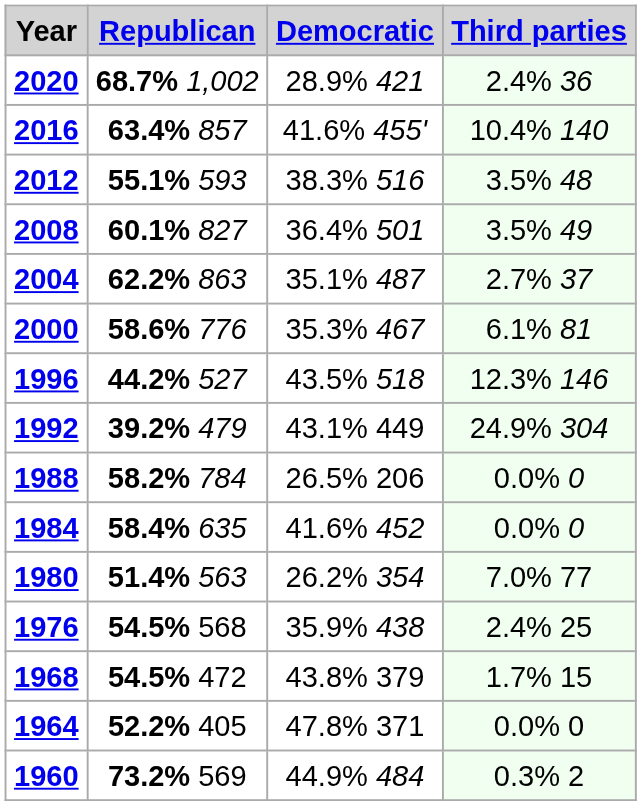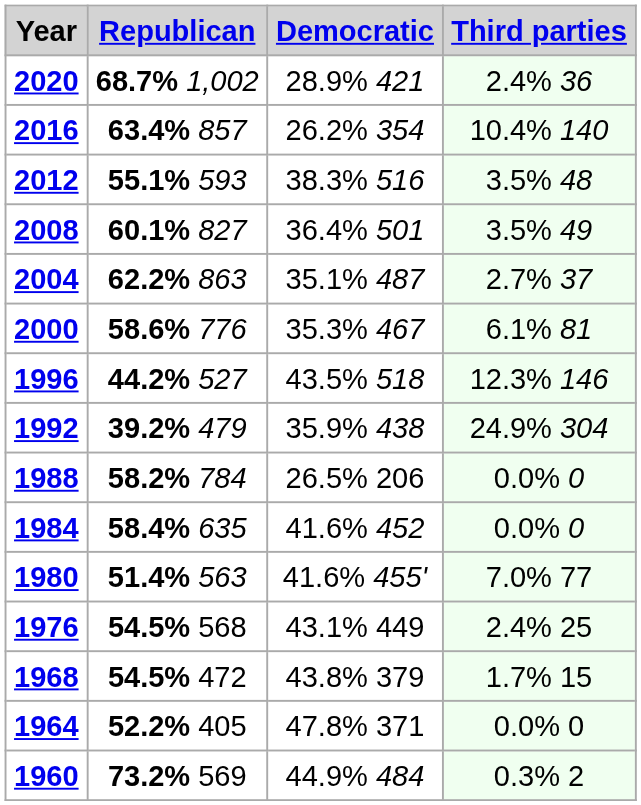(355, 130) 41.6% 455' -> (355, 130) 26.2% 354
(355, 428) 43.1% 449 -> (355, 428) 35.9% 438
(355, 577) 26.2% 354 -> (355, 577) 41.6% 455'
(355, 627) 35.9% 438 -> (355, 627) 43.1% 449
